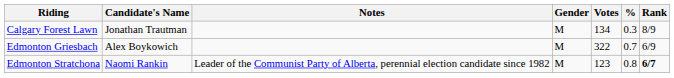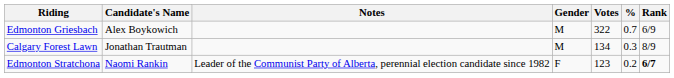rows swapped: (52, 30) <-> (52, 47)
(559, 64) M -> (558, 64) F
(630, 64) 0.8 -> (630, 64) 0.2
